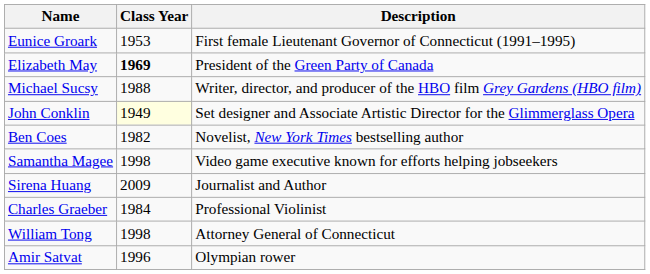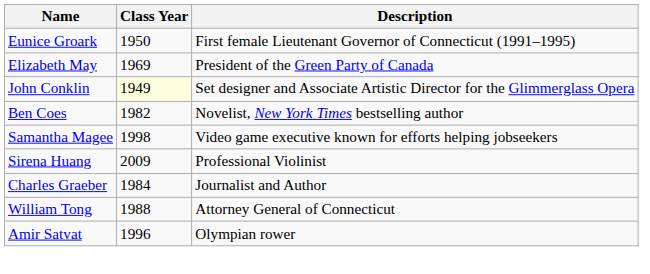(135, 40) 1953 -> (135, 40) 1950
(135, 64) bold -> (135, 64) normal
- row: (53, 88)
(261, 185) Journalist and Author -> (261, 161) Professional Violinist
(261, 209) Professional Violinist -> (261, 185) Journalist and Author
(135, 233) 1998 -> (135, 209) 1988
